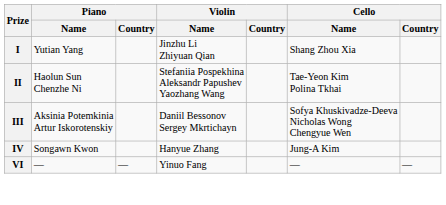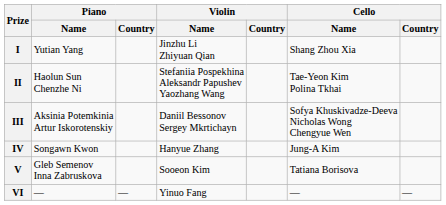+ row: (18, 170)
